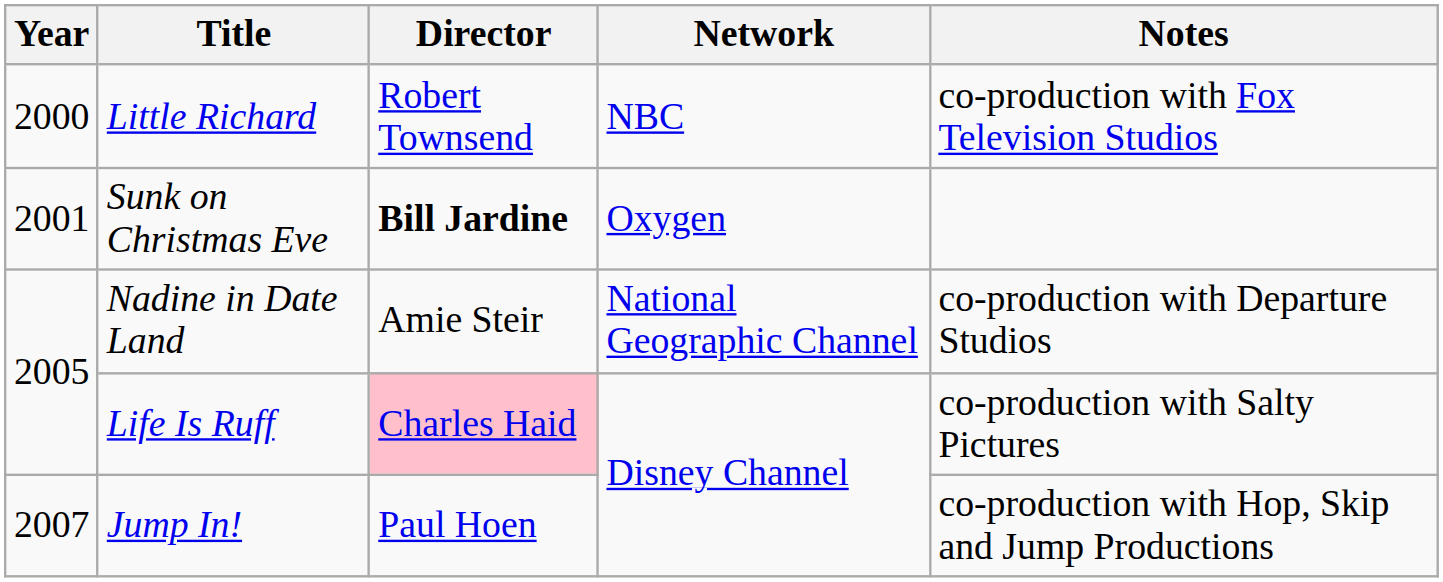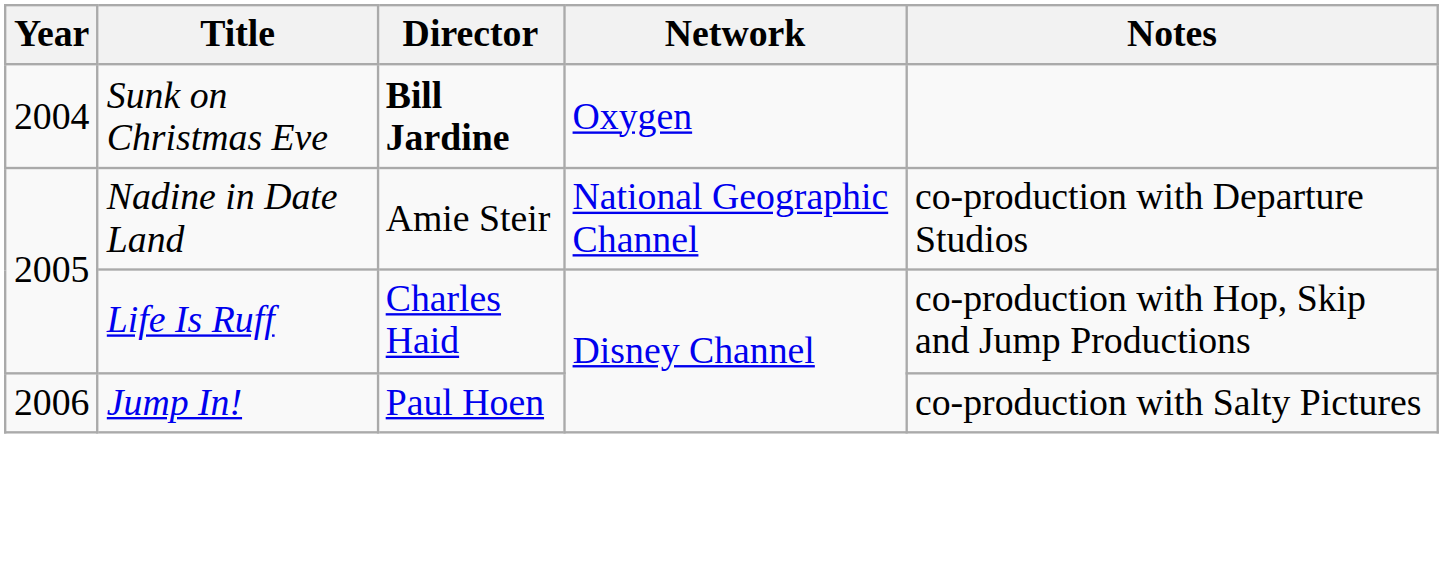- row: (212, 115)
(52, 217) 2001 -> (52, 115) 2004
(477, 422) pink background -> (443, 320) no background
(1126, 422) co-production with Salty Pictures -> (1140, 320) co-production with Hop, Skip and Jump Productions
(52, 525) 2007 -> (52, 401) 2006
(1164, 525) co-production with Hop, Skip and Jump Productions -> (1168, 401) co-production with Salty Pictures
